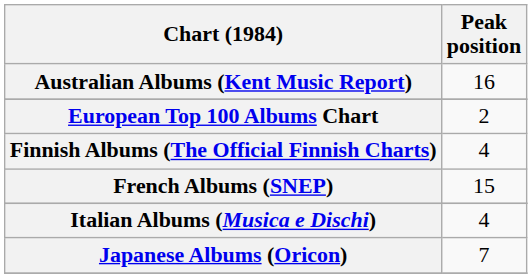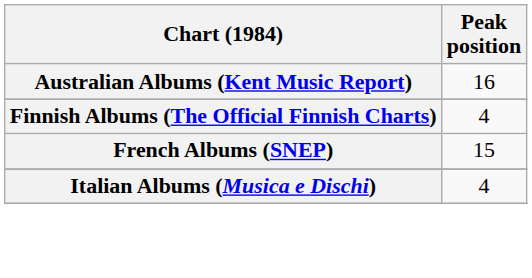- row: (223, 116)
- row: (223, 255)
